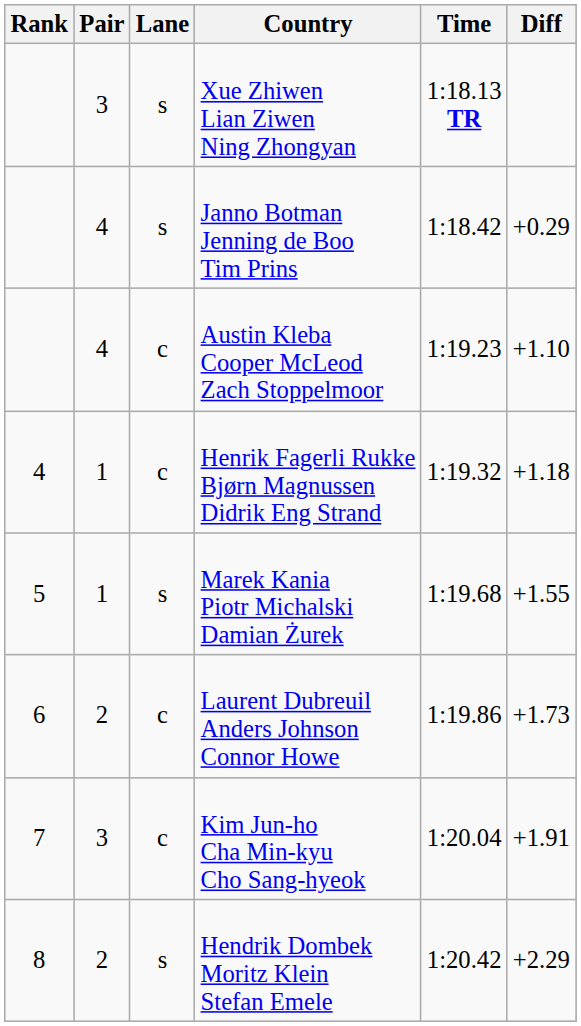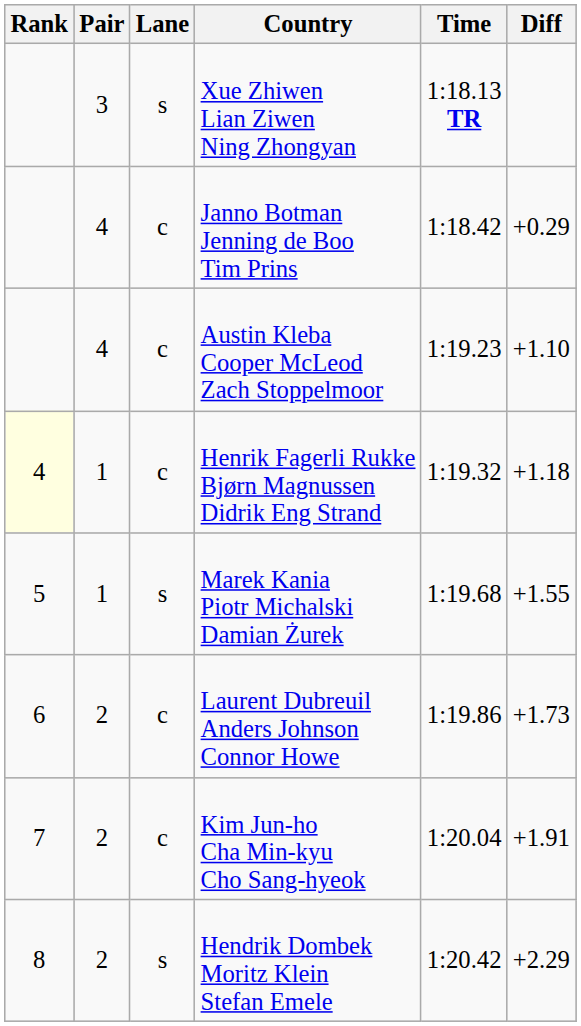(163, 226) s -> (163, 226) c
(39, 471) no background -> (39, 471) lightyellow background
(102, 838) 3 -> (102, 838) 2
